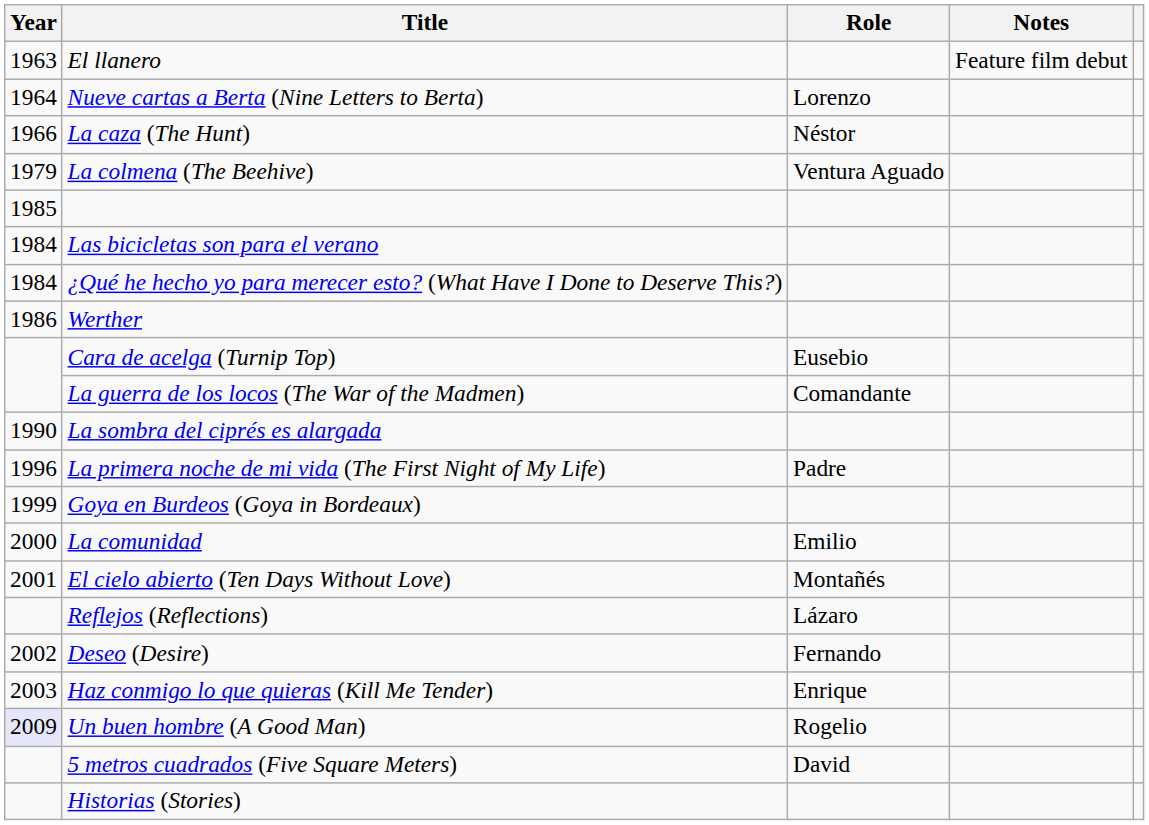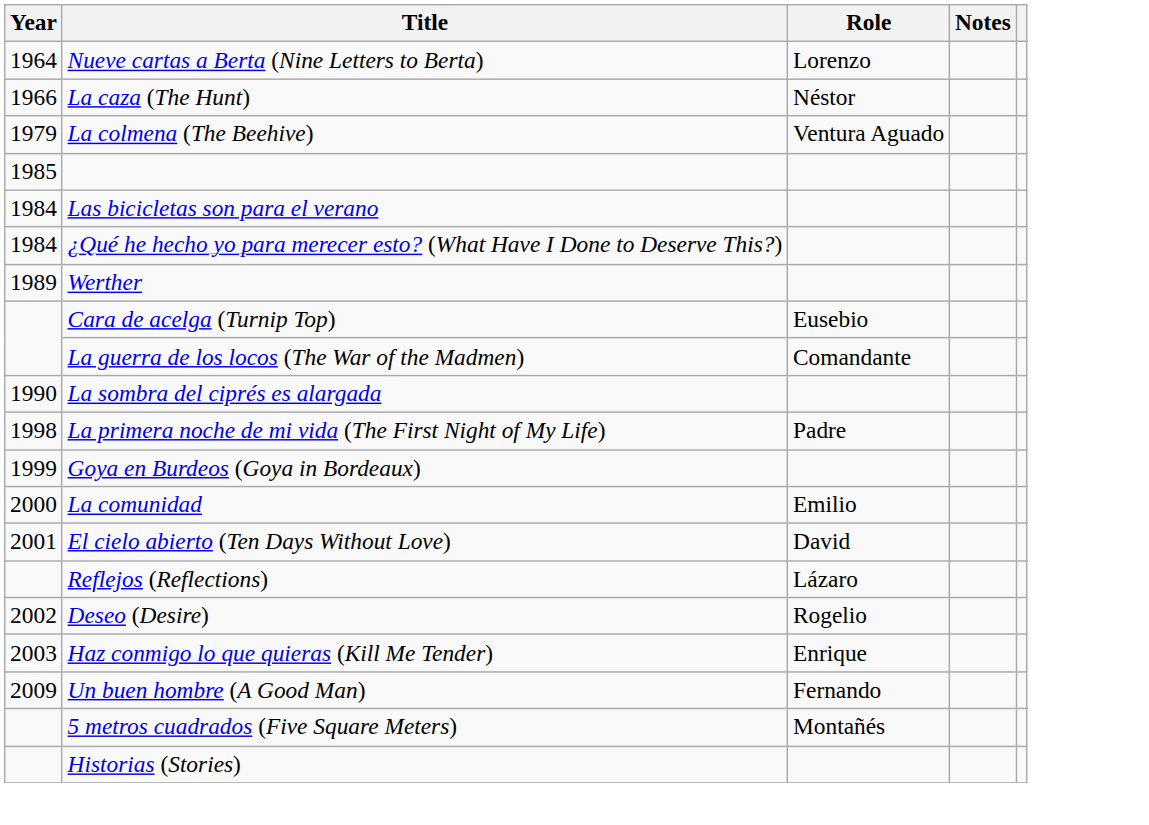- row: (114, 60)
(33, 319) 1986 -> (33, 282) 1989
(33, 467) 1996 -> (33, 430) 1998
(839, 578) Montañés -> (822, 541) David
(837, 652) Fernando -> (830, 615) Rogelio
(33, 726) lavender background -> (33, 689) no background
(830, 726) Rogelio -> (837, 689) Fernando
(822, 763) David -> (839, 726) Montañés
